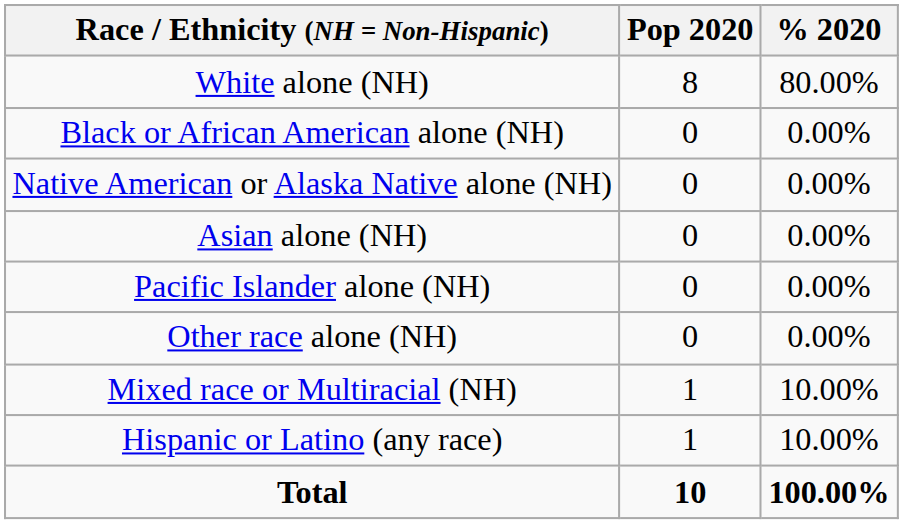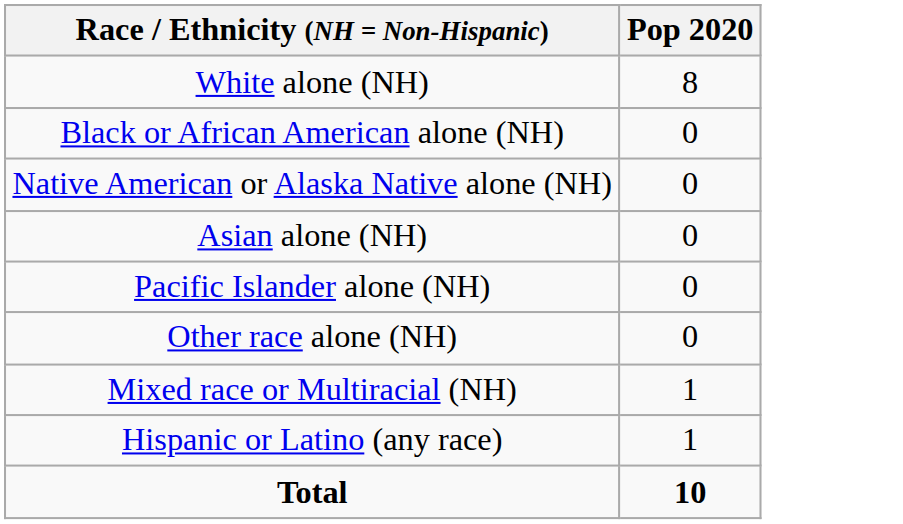- column: (829, 30)
